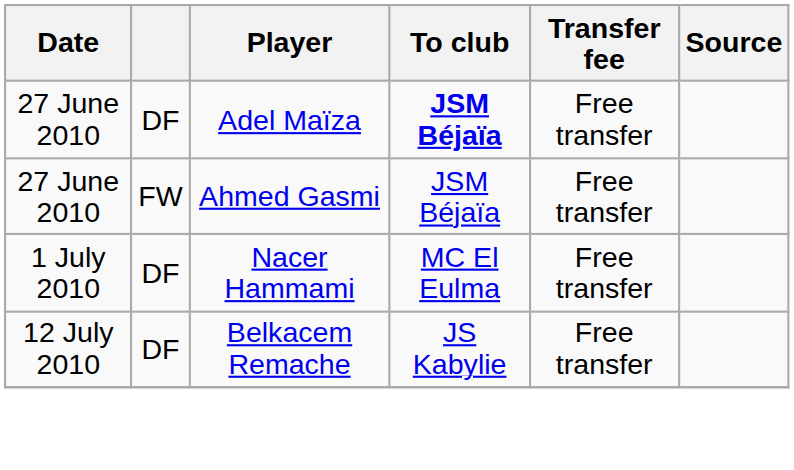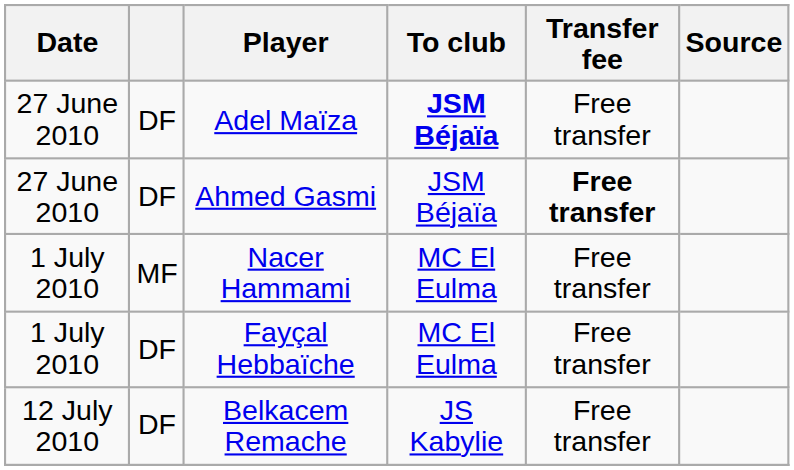(160, 196) FW -> (157, 196) DF
(604, 196) normal -> (602, 196) bold
(160, 272) DF -> (157, 272) MF
+ row: (286, 349)
